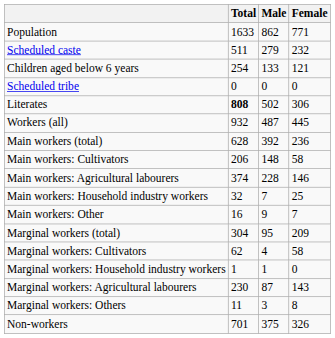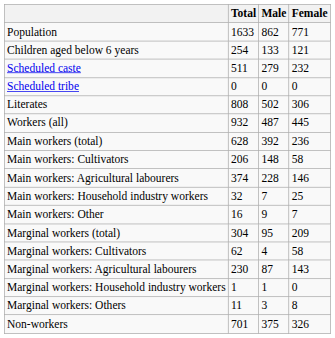rows swapped: (73, 68) <-> (44, 50)
(240, 104) bold -> (240, 104) normal
rows swapped: (102, 287) <-> (116, 269)
